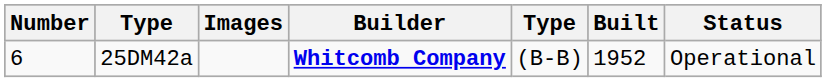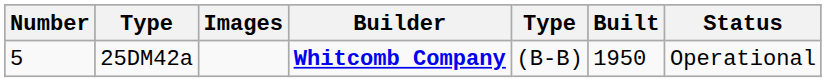(17, 59) 6 -> (17, 59) 5
(620, 59) 1952 -> (620, 59) 1950
